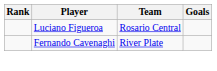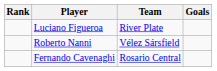(150, 27) Rosario Central -> (141, 27) River Plate
+ row: (63, 43)
(141, 43) River Plate -> (150, 58) Rosario Central
